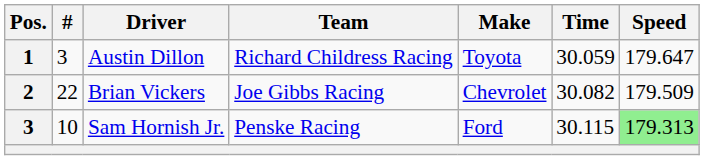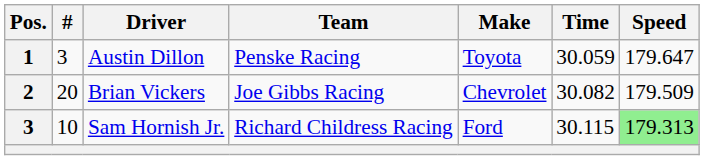(343, 57) Richard Childress Racing -> (297, 57) Penske Racing
(67, 92) 22 -> (67, 92) 20
(297, 127) Penske Racing -> (343, 127) Richard Childress Racing
